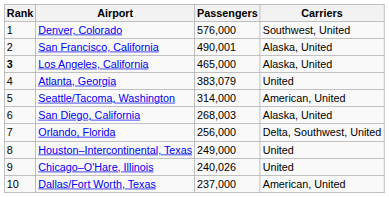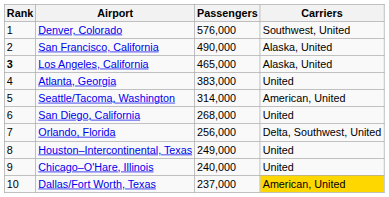(217, 47) 490,001 -> (217, 47) 490,000
(217, 81) 383,079 -> (217, 81) 383,000
(217, 116) 268,003 -> (217, 116) 268,000
(297, 116) Alaska, United -> (278, 116) United
(217, 167) 240,026 -> (217, 167) 240,000
(304, 184) no background -> (304, 184) gold background
